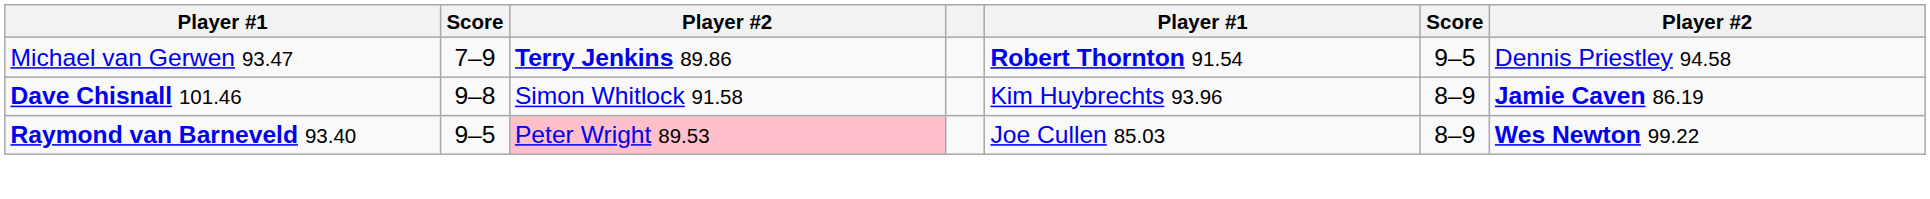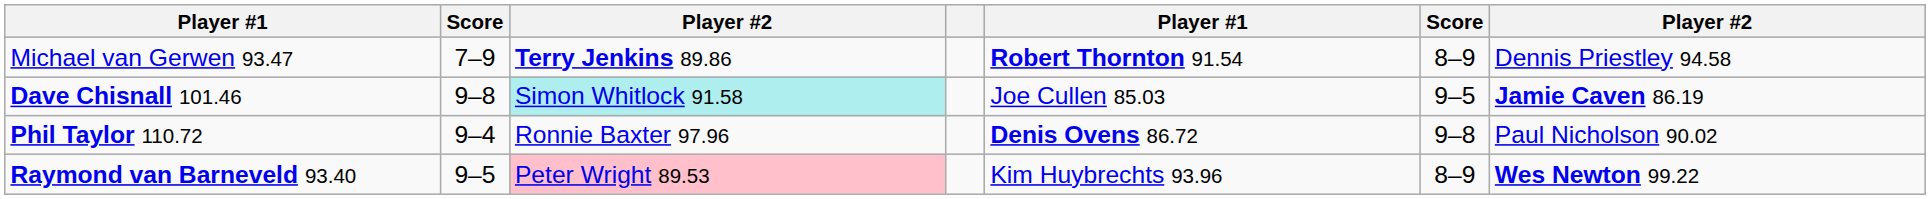(1455, 56) 9–5 -> (1455, 56) 8–9
(629, 95) no background -> (629, 95) paleturquoise background
(1106, 95) Kim Huybrechts 93.96 -> (1078, 95) Joe Cullen 85.03
(1455, 95) 8–9 -> (1455, 95) 9–5
+ row: (107, 135)
(1078, 135) Joe Cullen 85.03 -> (1106, 174) Kim Huybrechts 93.96
